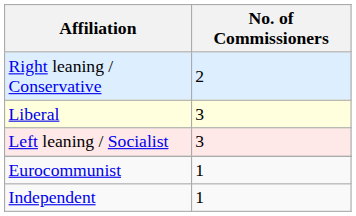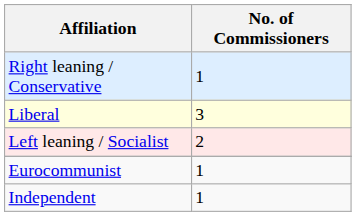(200, 76) 2 -> (200, 76) 1
(200, 141) 3 -> (200, 141) 2
